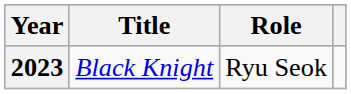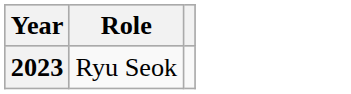- column: (144, 25)
